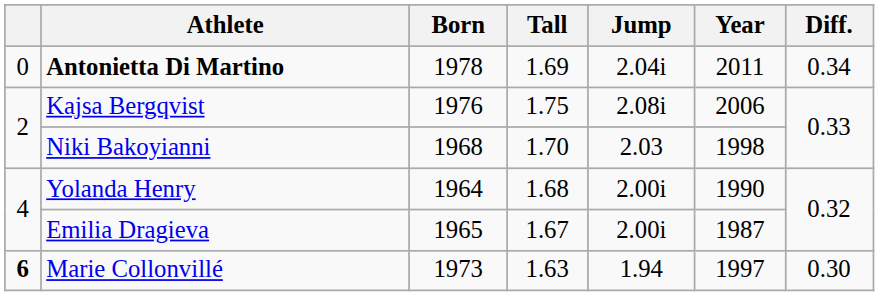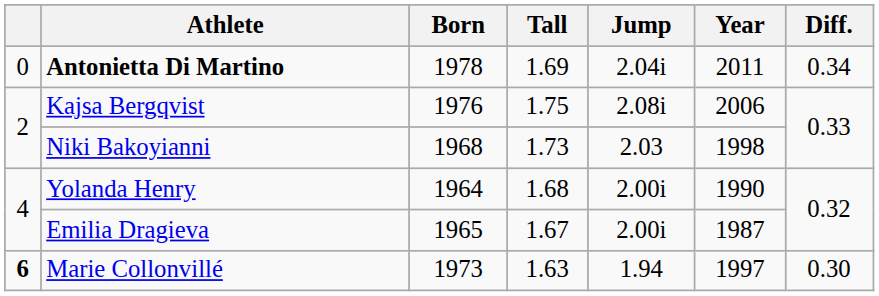(547, 147) 1.70 -> (547, 147) 1.73
